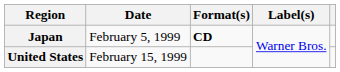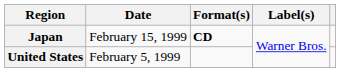(135, 36) February 5, 1999 -> (138, 36) February 15, 1999
(138, 57) February 15, 1999 -> (135, 57) February 5, 1999
